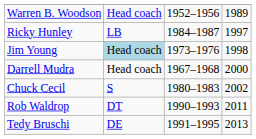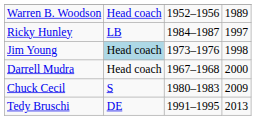(236, 87) 2002 -> (236, 87) 2009
- row: (38, 106)
